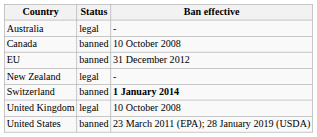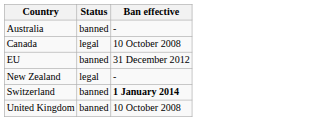(89, 28) legal -> (94, 28) banned
(94, 44) banned -> (89, 44) legal
(89, 108) legal -> (94, 108) banned
- row: (34, 124)
